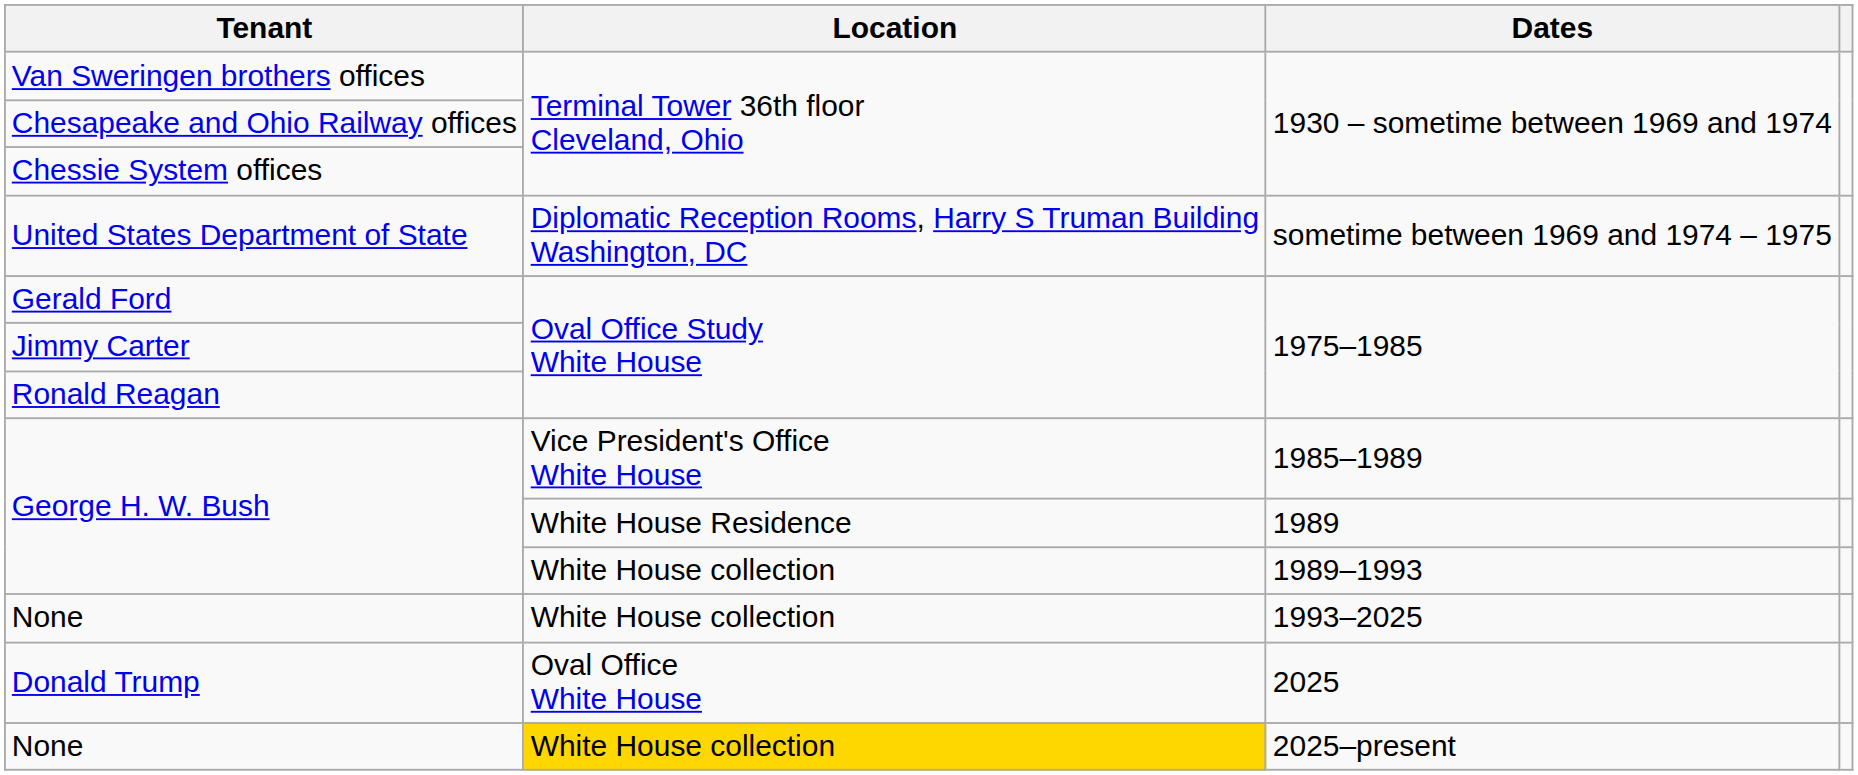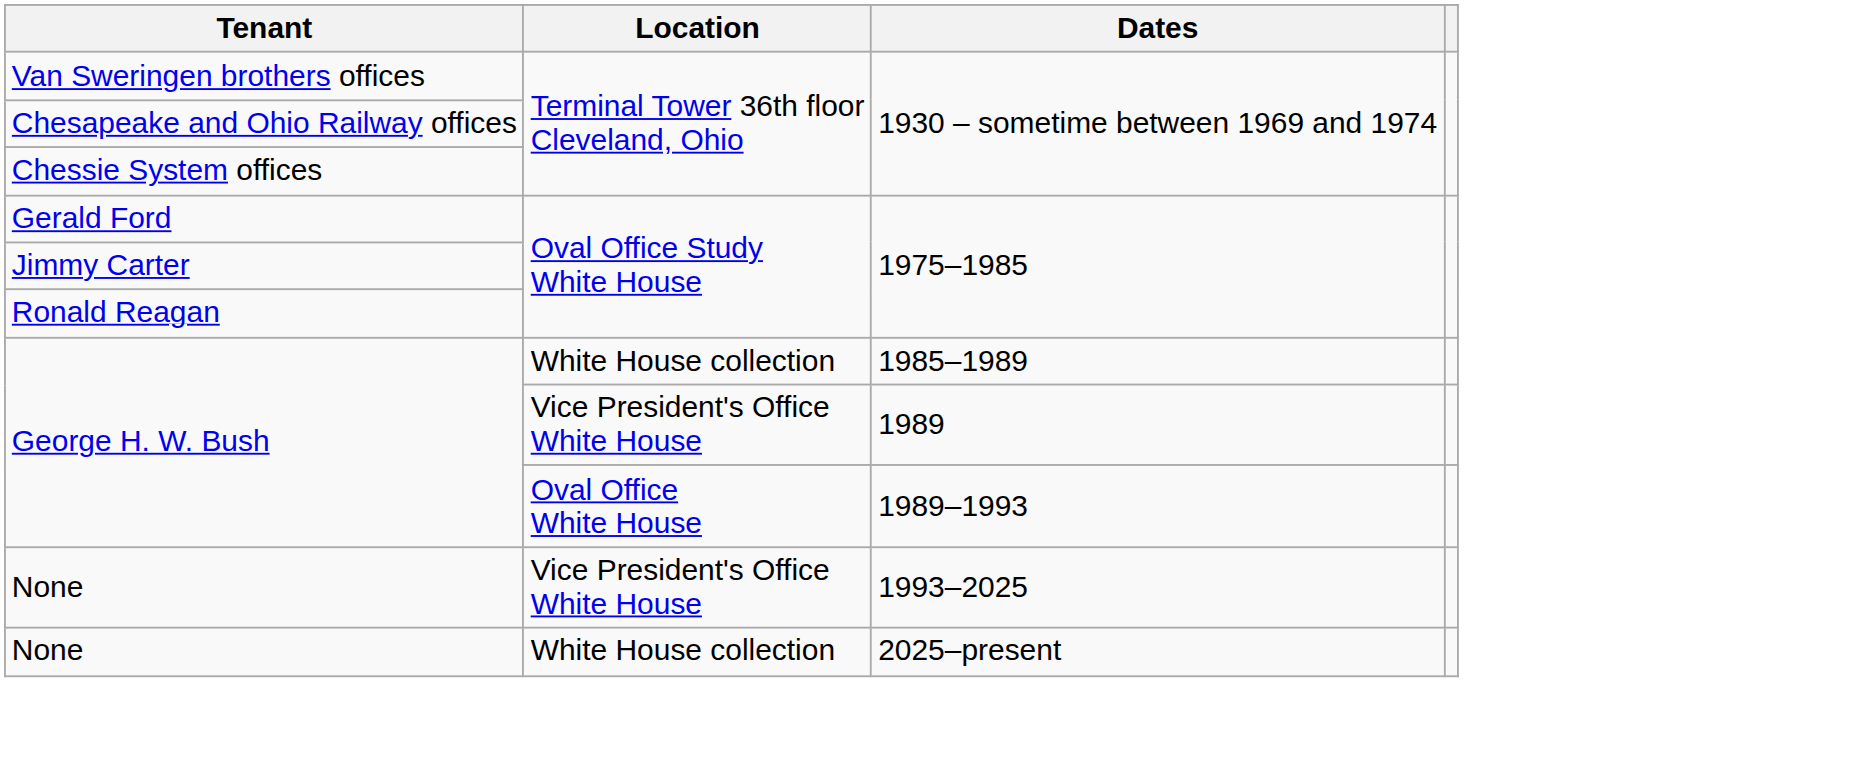- row: (240, 234)
(680, 458) Vice President's Office White House -> (683, 360) White House collection
(691, 522) White House Residence -> (680, 424) Vice President's Office White House
(683, 570) White House collection -> (616, 505) Oval Office White House
(683, 617) White House collection -> (680, 586) Vice President's Office White House
- row: (106, 681)
(683, 746) gold background -> (683, 651) no background
